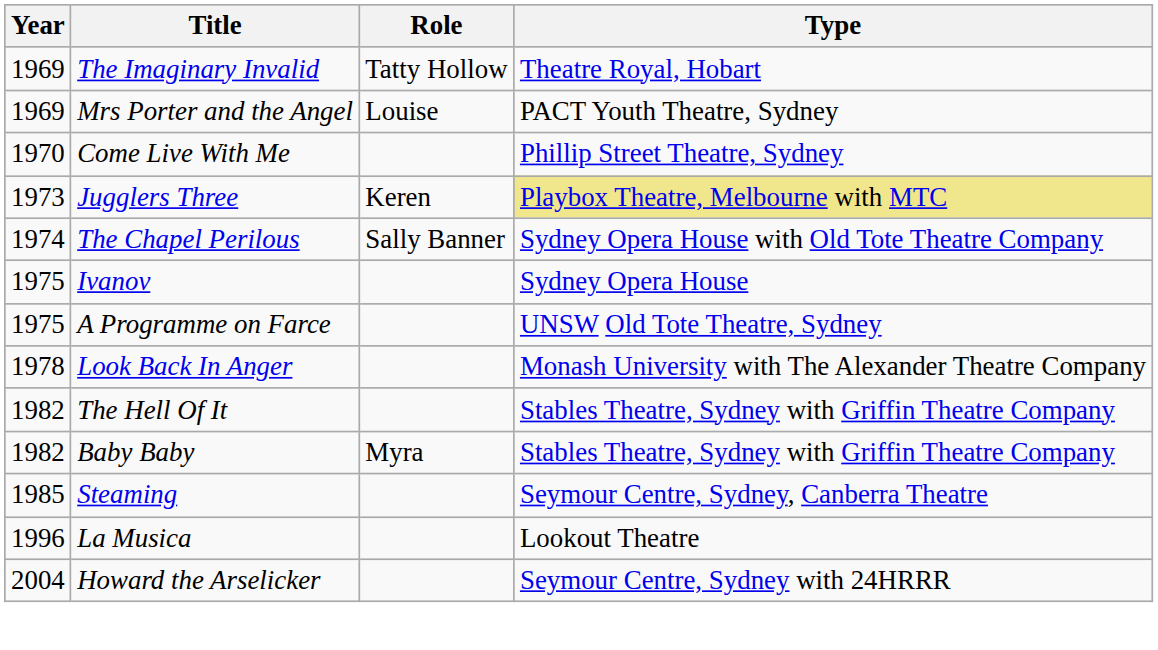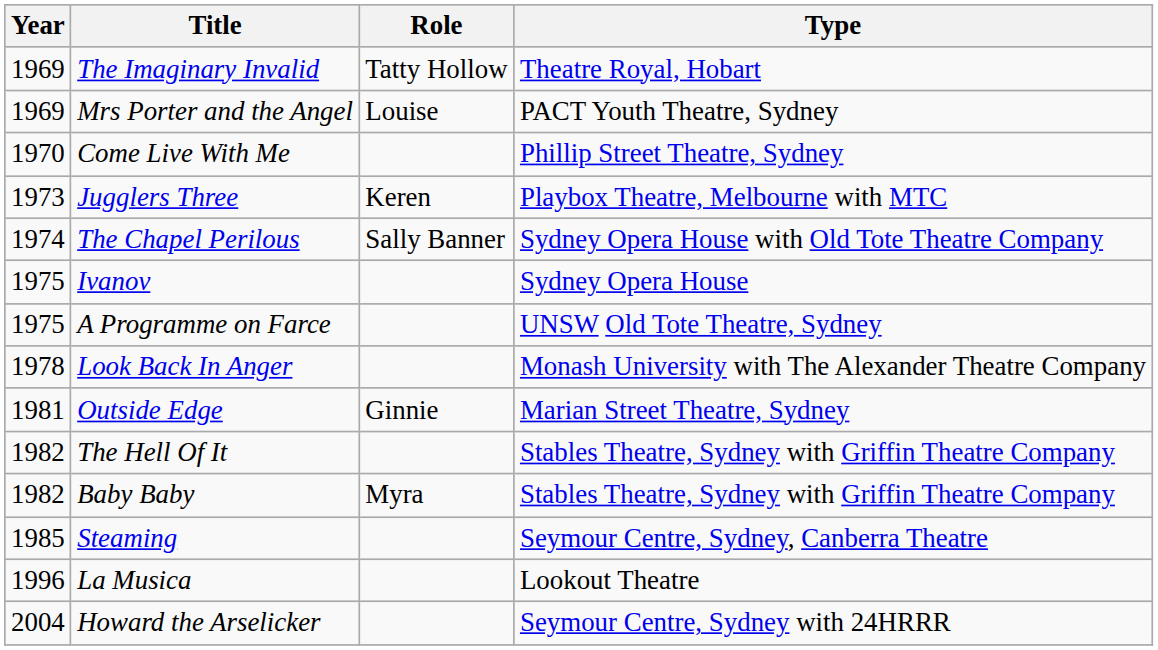(734, 196) khaki background -> (734, 196) no background
+ row: (150, 409)
